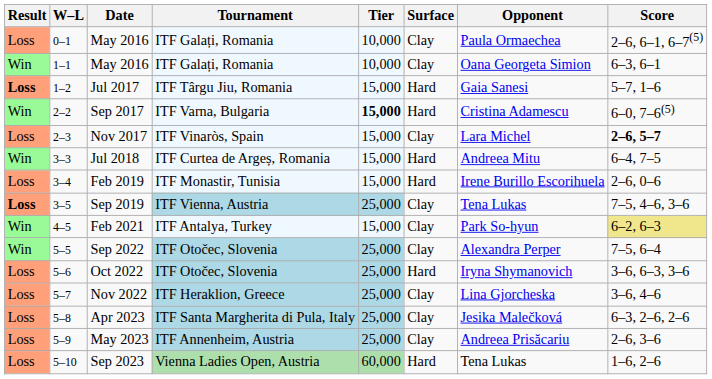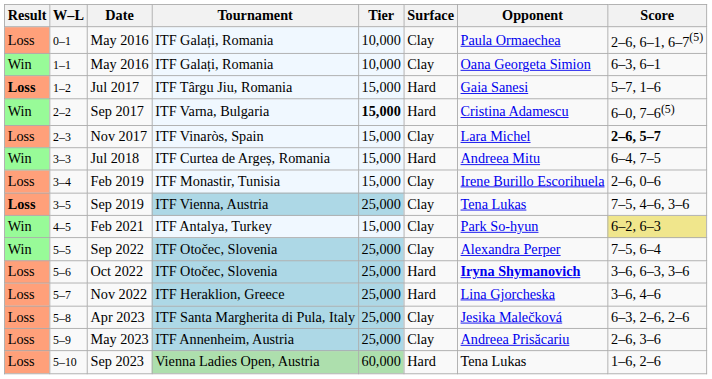(422, 181) Hard -> (421, 181) Clay
(517, 271) normal -> (520, 271) bold
(421, 294) Clay -> (422, 294) Hard
